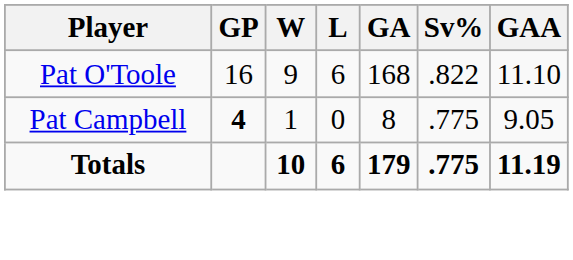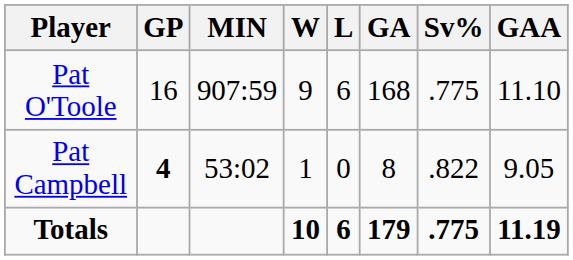+ column: (237, 27)
(454, 73) .822 -> (454, 89) .775
(454, 119) .775 -> (454, 168) .822
